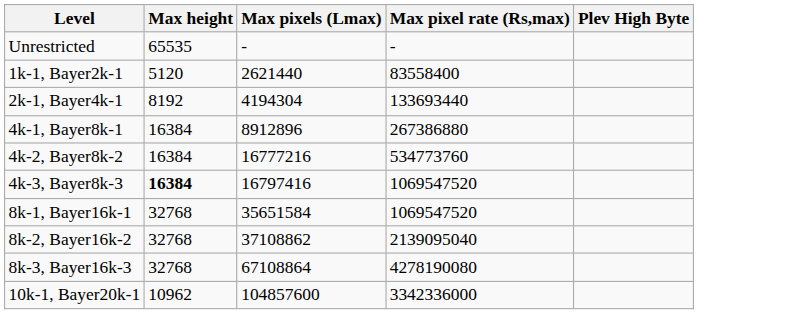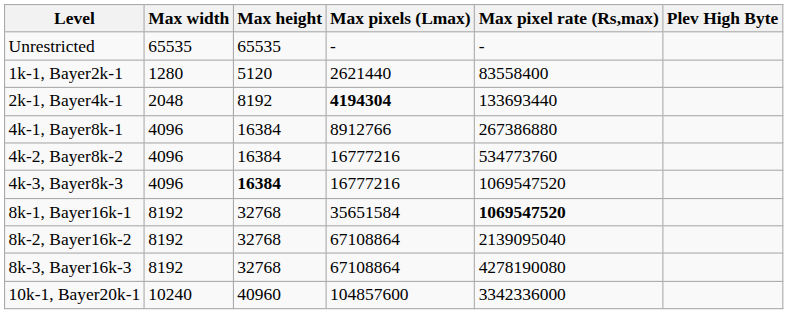+ column: (189, 18)
(272, 101) normal -> (361, 101) bold
(272, 128) 8912896 -> (361, 128) 8912766
(276, 184) 16797416 -> (365, 184) 16777216
(433, 211) normal -> (522, 211) bold
(276, 239) 37108862 -> (365, 239) 67108864
(170, 294) 10962 -> (259, 294) 40960
